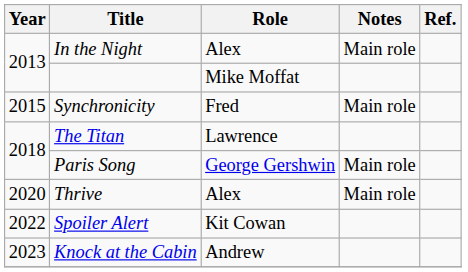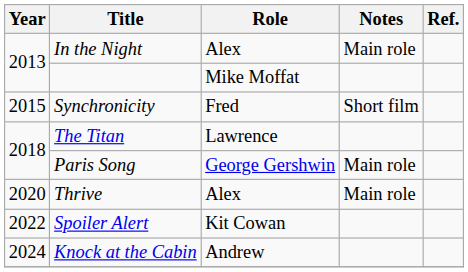(380, 106) Main role -> (381, 106) Short film
(27, 252) 2023 -> (27, 252) 2024
